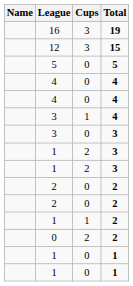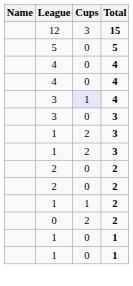- row: (54, 30)
(87, 117) no background -> (87, 99) lavender background
